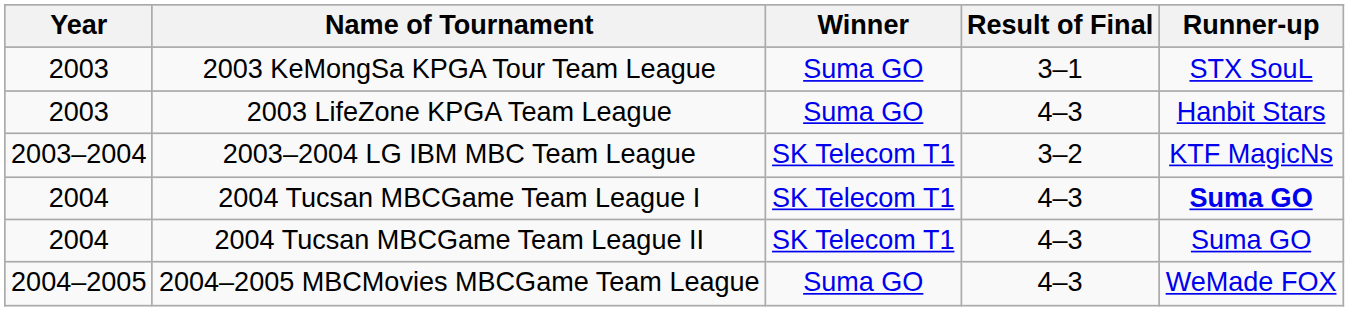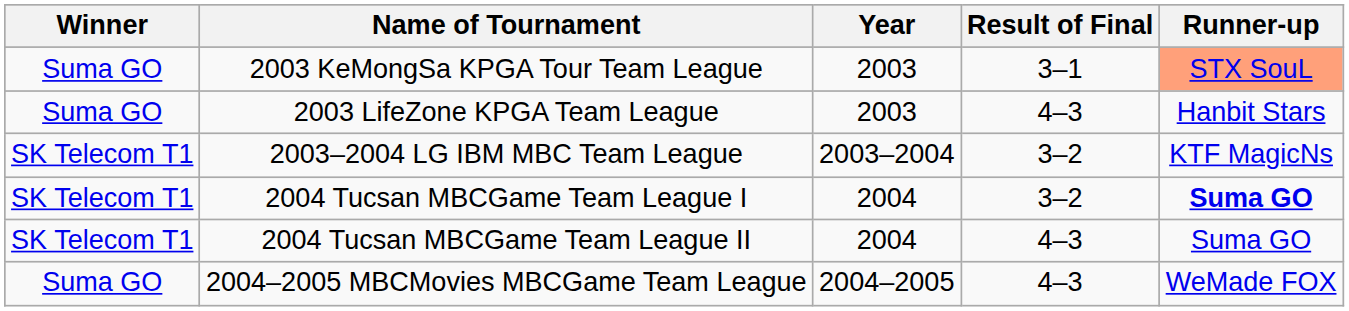columns swapped: (79, 25) <-> (863, 25)
(1251, 68) no background -> (1251, 68) lightsalmon background
(1060, 197) 4–3 -> (1060, 197) 3–2
